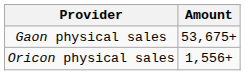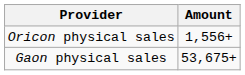rows swapped: (91, 37) <-> (91, 59)
